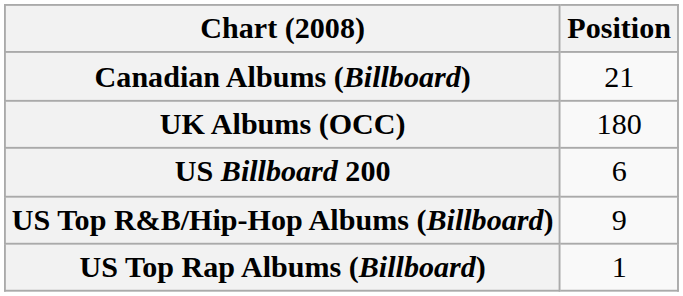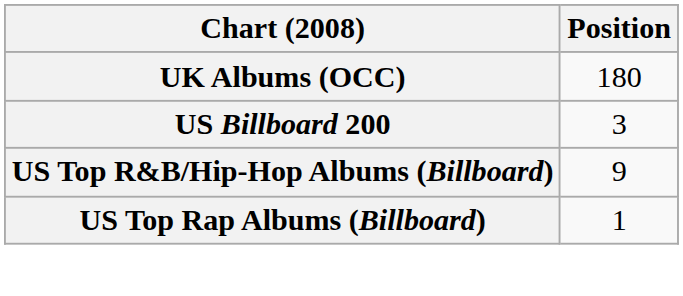- row: (283, 76)
(619, 171) 6 -> (619, 123) 3
